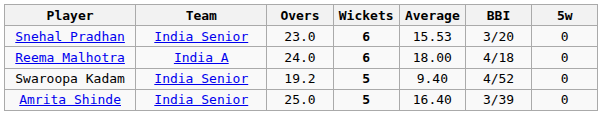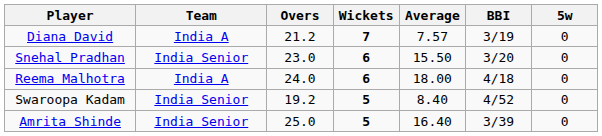+ row: (70, 36)
(432, 36) 15.53 -> (432, 57) 15.50
(432, 79) 9.40 -> (432, 100) 8.40
